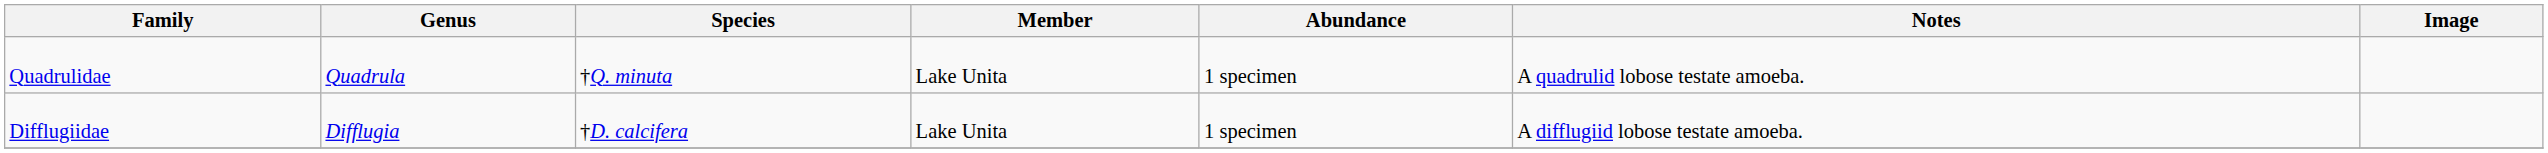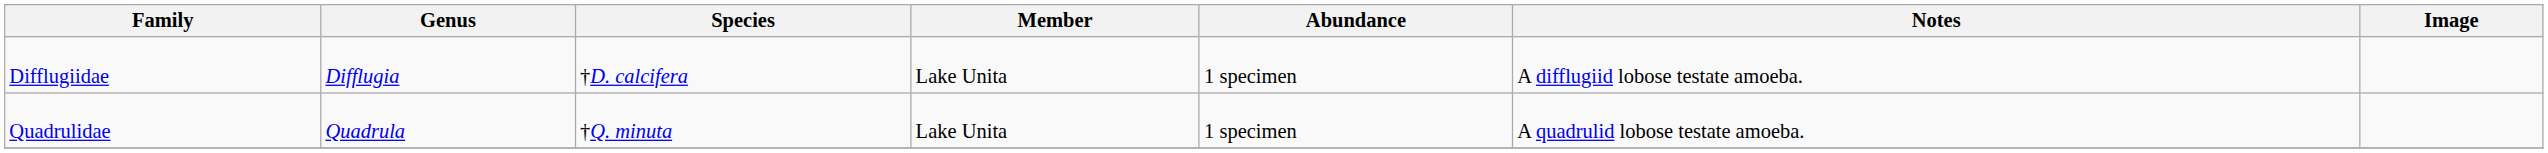rows swapped: (59, 131) <-> (60, 76)
